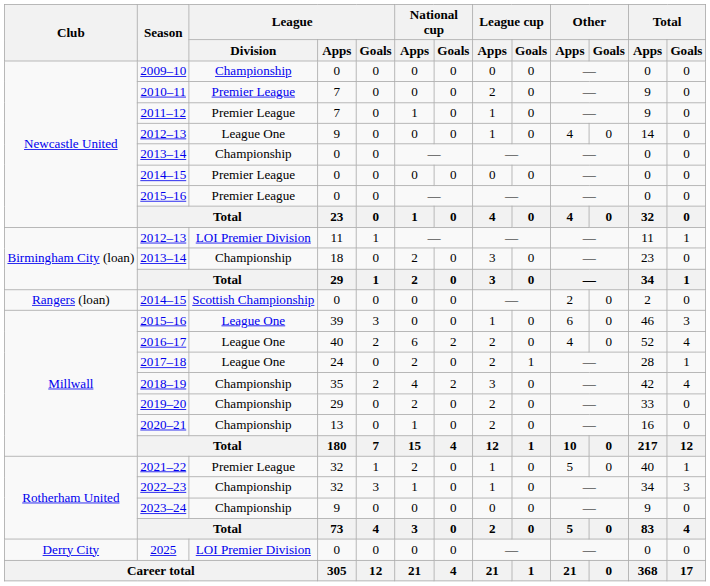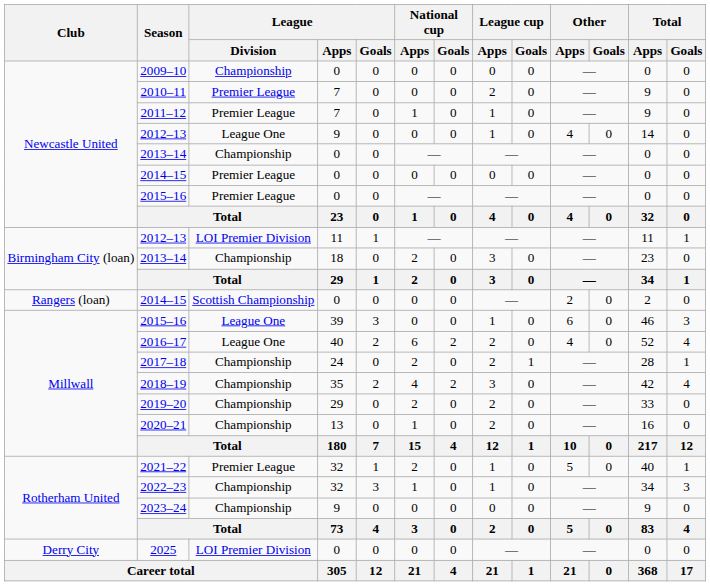(253, 362) League One -> (253, 362) Championship
